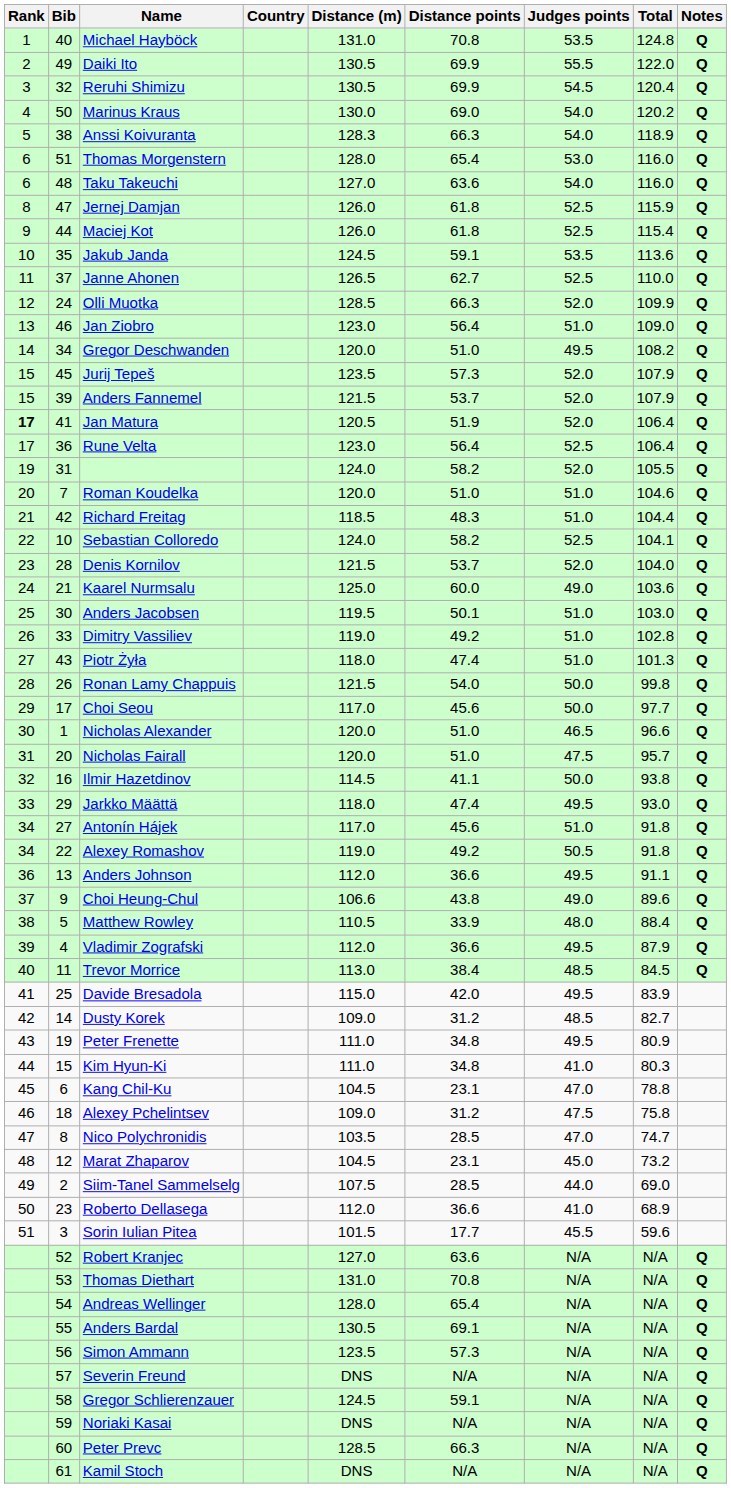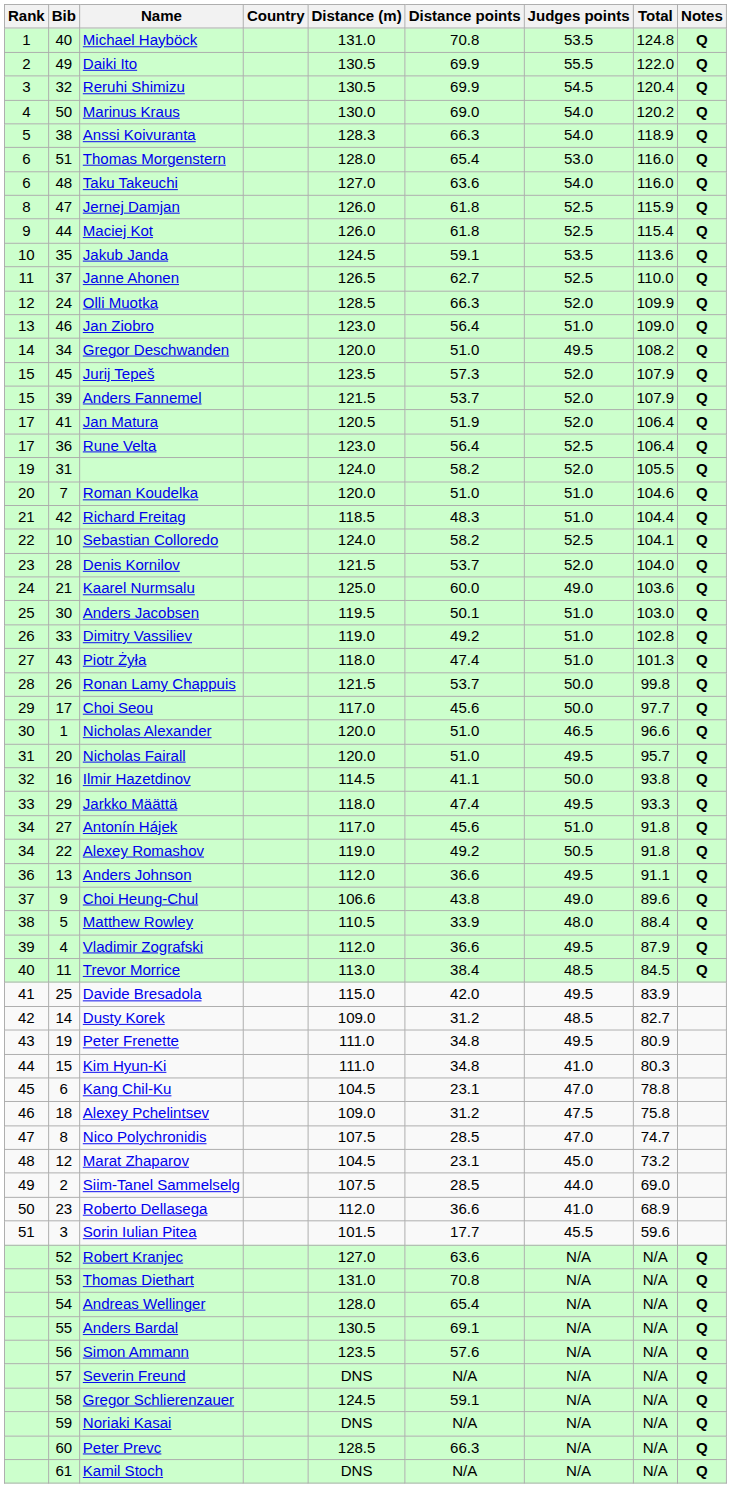(26, 421) bold -> (26, 421) normal
(465, 684) 54.0 -> (465, 684) 53.7
(579, 755) 47.5 -> (579, 755) 49.5
(655, 803) 93.0 -> (655, 803) 93.3
(357, 1137) 103.5 -> (357, 1137) 107.5
(465, 1352) 57.3 -> (465, 1352) 57.6
